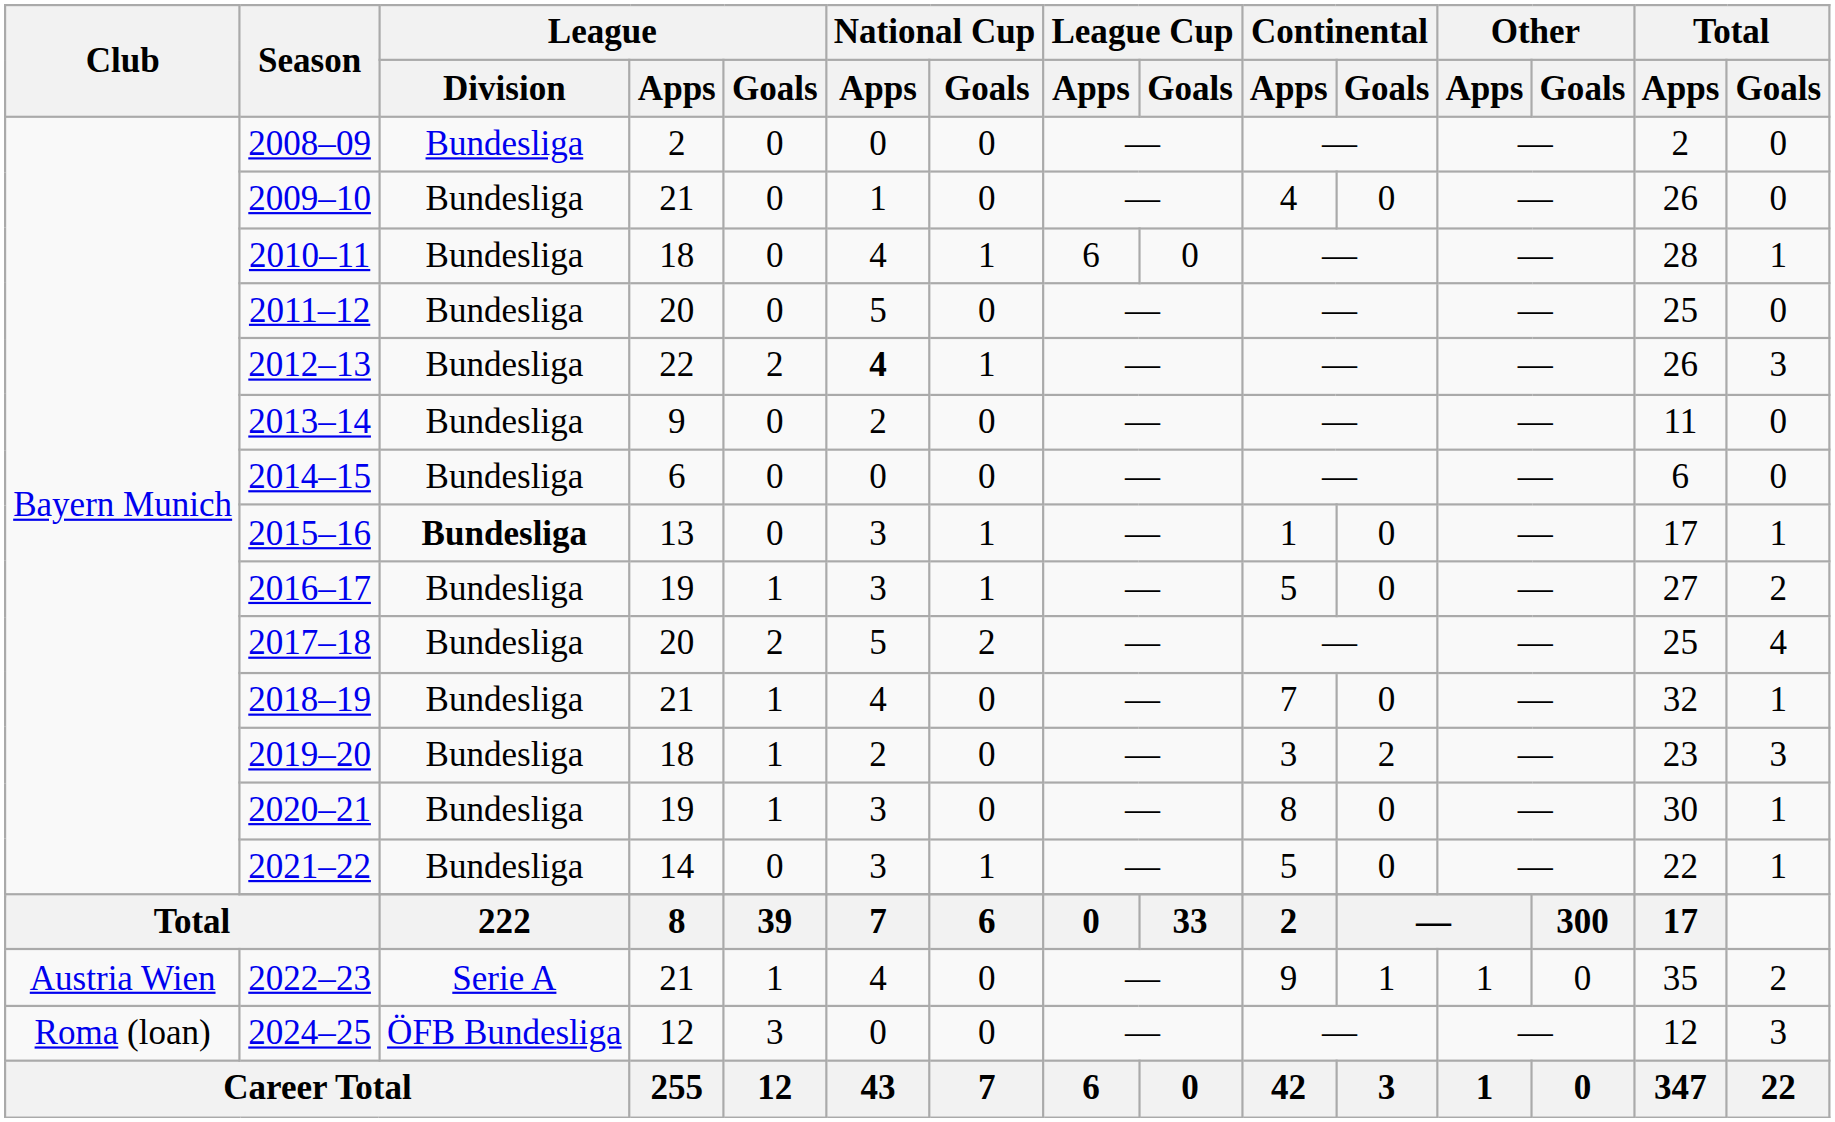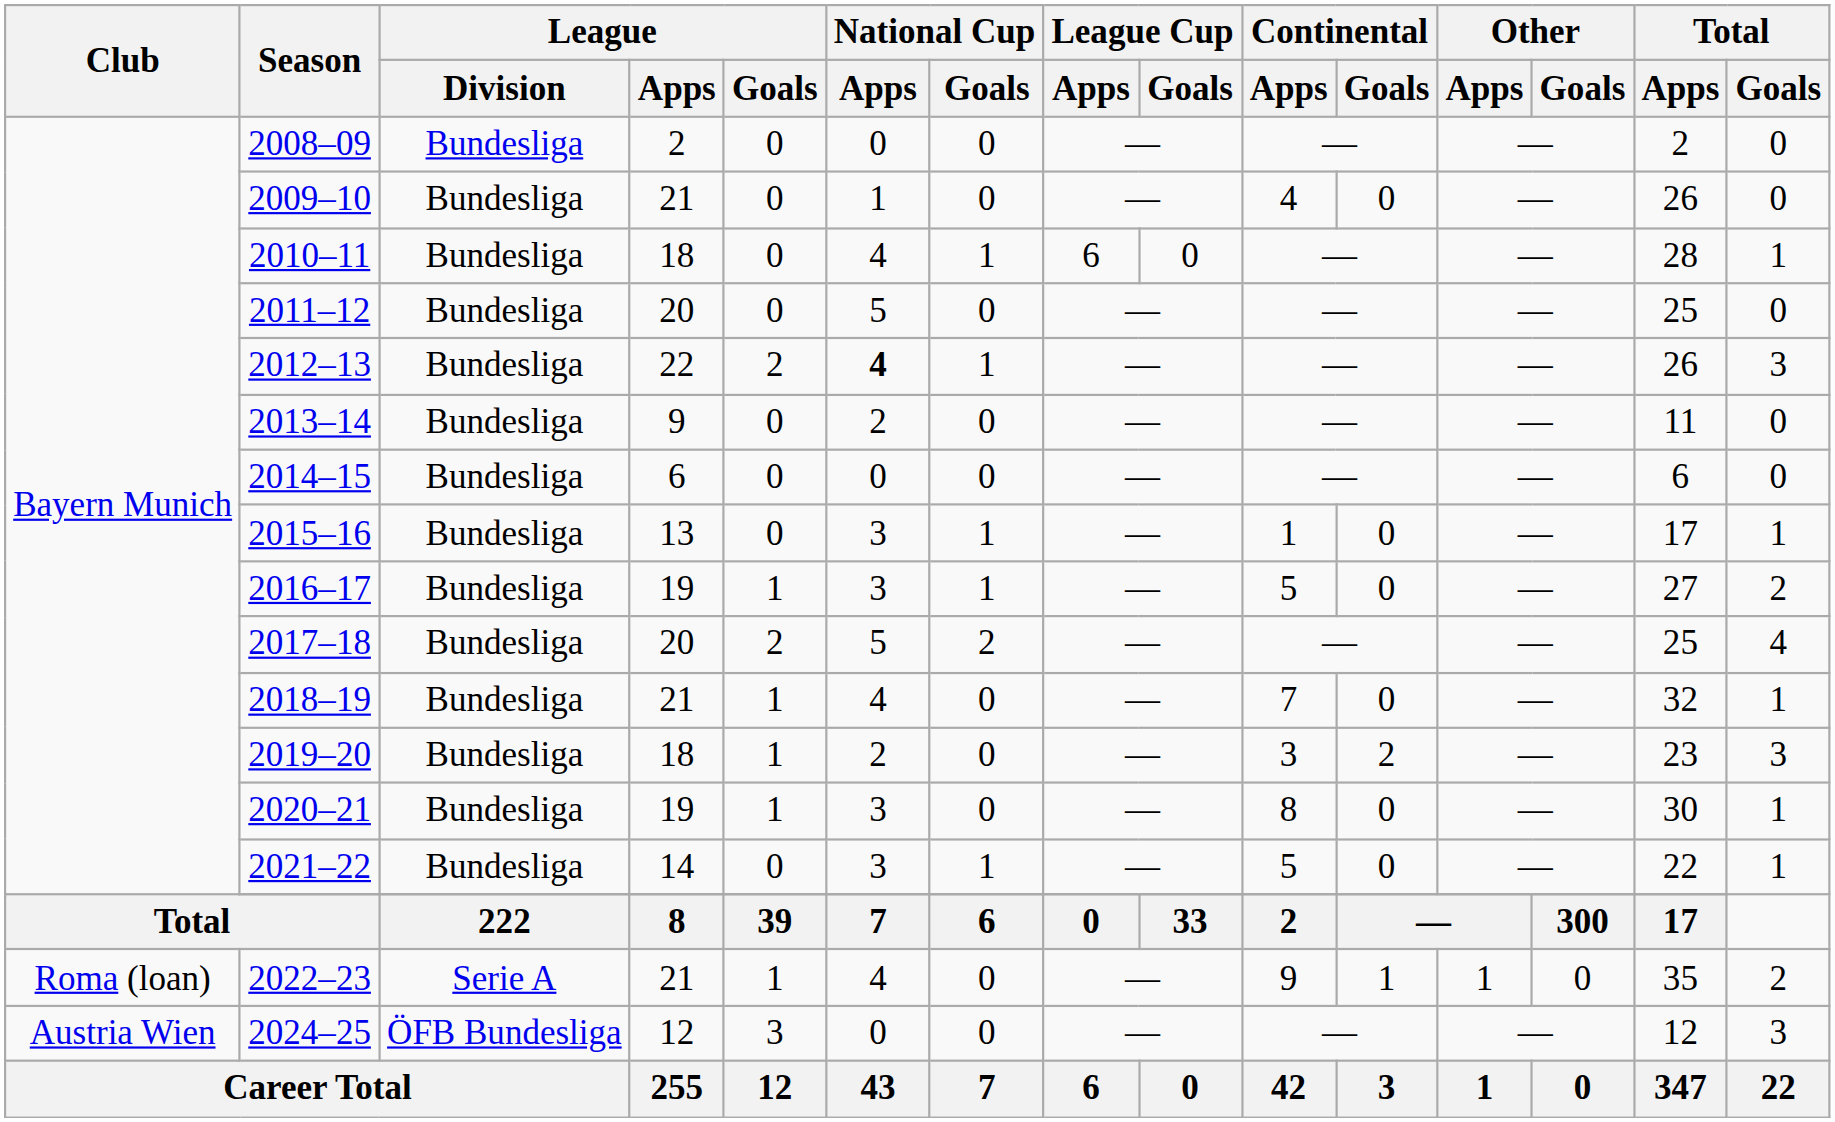(504, 532) bold -> (504, 532) normal
(123, 976) Austria Wien -> (123, 976) Roma (loan)
(123, 1032) Roma (loan) -> (123, 1032) Austria Wien
